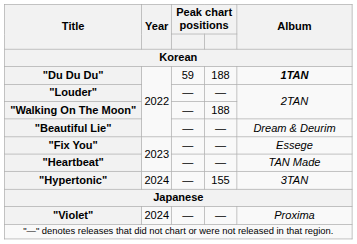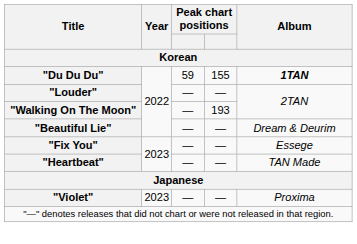(220, 75) 188 -> (220, 75) 155
(220, 110) 188 -> (220, 110) 193
- row: (73, 180)
(157, 215) 2024 -> (157, 198) 2023
